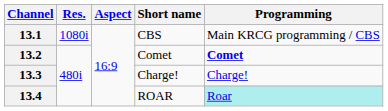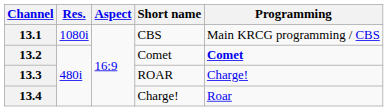(158, 75) Charge! -> (155, 75) ROAR
(155, 95) ROAR -> (158, 95) Charge!
(219, 95) paleturquoise background -> (219, 95) no background
